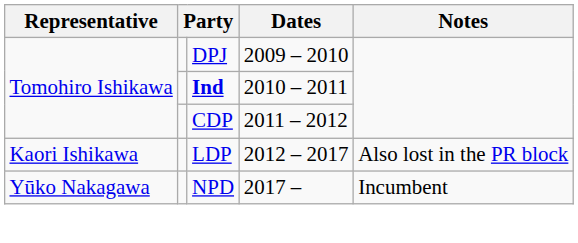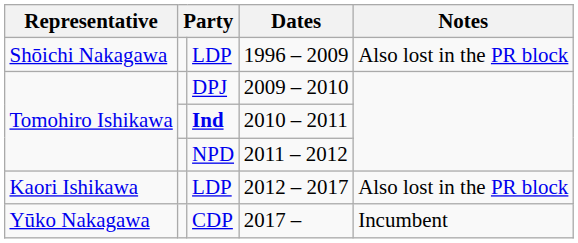+ row: (296, 54)
(212, 120) CDP -> (213, 154) NPD
(213, 187) NPD -> (212, 220) CDP
